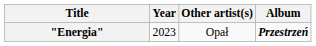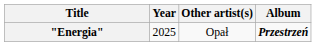(164, 32) 2023 -> (164, 32) 2025
